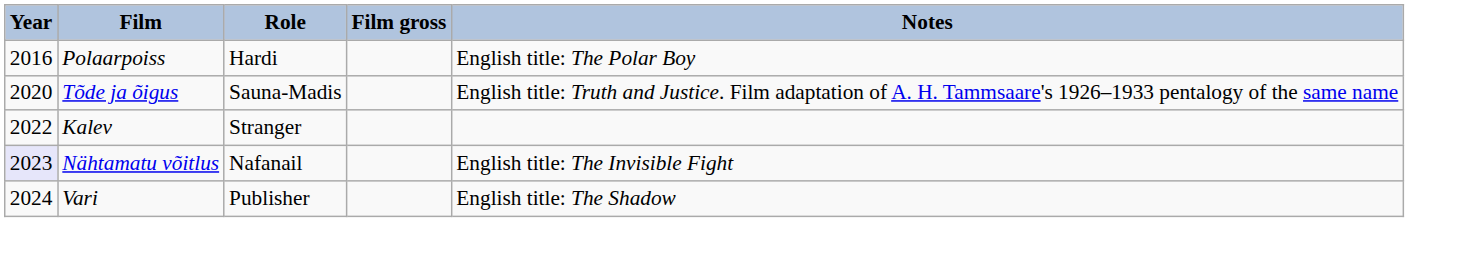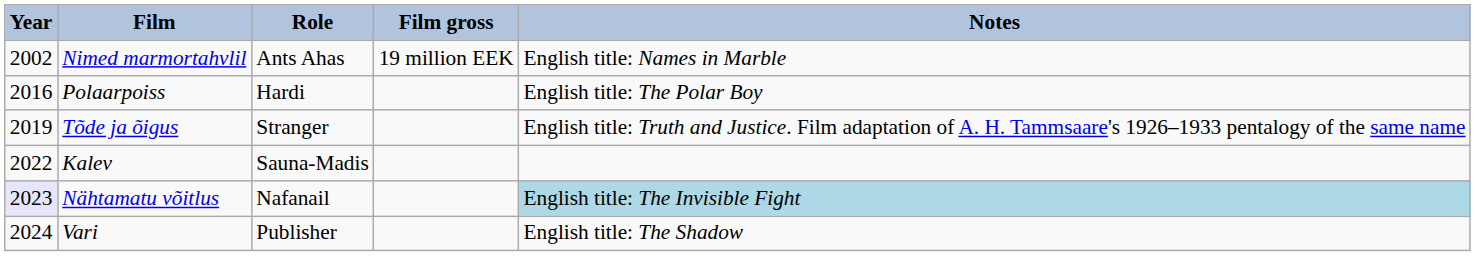+ row: (154, 57)
(31, 92) 2020 -> (31, 127) 2019
(285, 92) Sauna-Madis -> (292, 127) Stranger
(265, 127) Stranger -> (313, 163) Sauna-Madis
(595, 163) no background -> (662, 198) lightblue background
